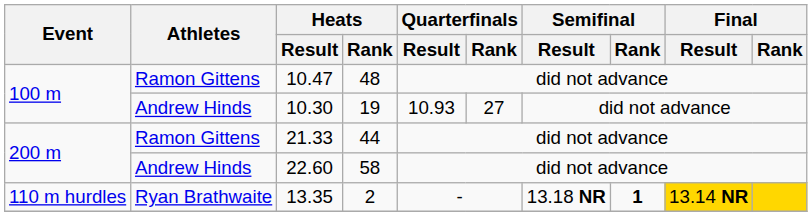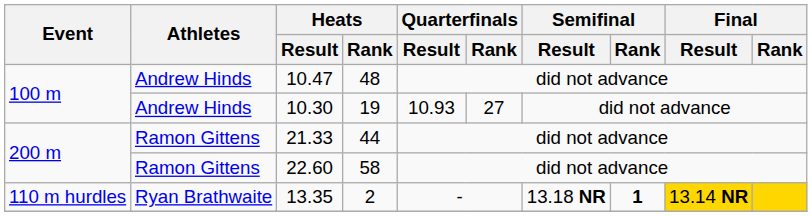(197, 79) Ramon Gittens -> (193, 79) Andrew Hinds
(193, 168) Andrew Hinds -> (197, 168) Ramon Gittens
